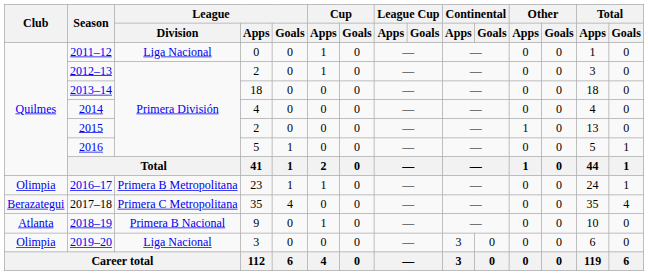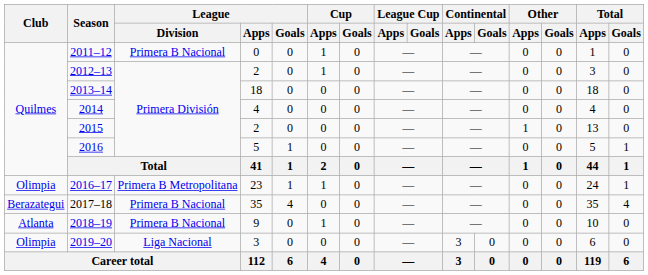(177, 52) Liga Nacional -> (177, 52) Primera B Nacional
(177, 204) Primera C Metropolitana -> (177, 204) Primera B Nacional
